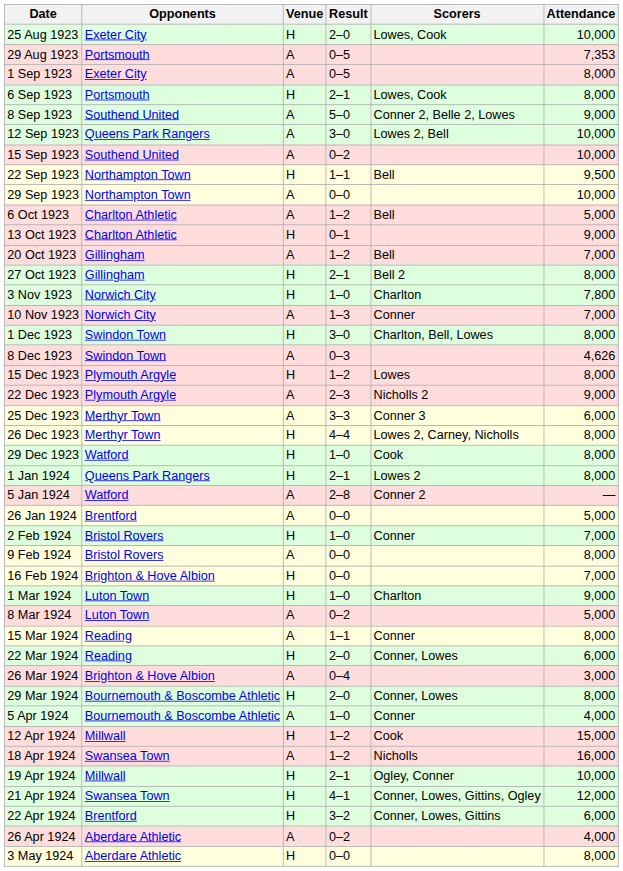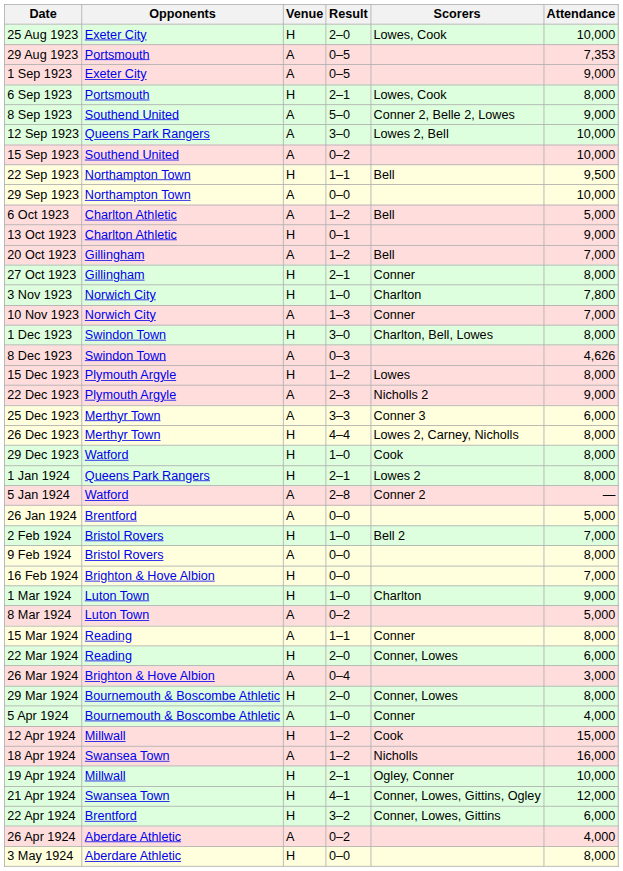(600, 74) 8,000 -> (600, 74) 9,000
(389, 275) Bell 2 -> (394, 275) Conner
(394, 535) Conner -> (389, 535) Bell 2
